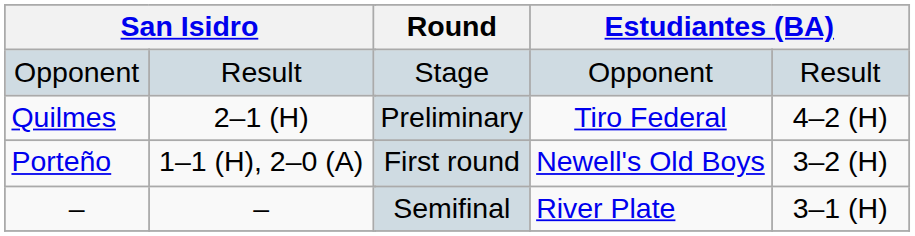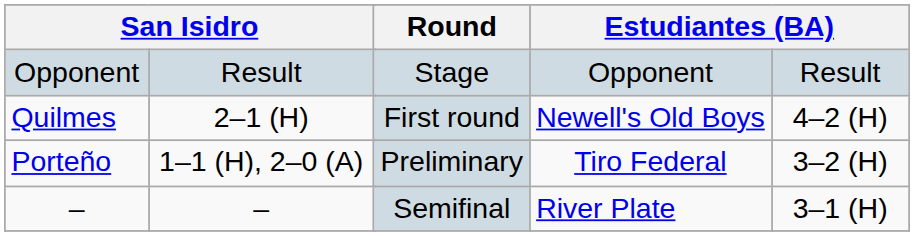(452, 117) Preliminary -> (452, 117) First round
(650, 117) Tiro Federal -> (650, 117) Newell's Old Boys
(452, 162) First round -> (452, 162) Preliminary
(650, 162) Newell's Old Boys -> (650, 162) Tiro Federal
